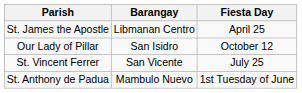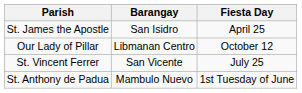(154, 29) Libmanan Centro -> (154, 29) San Isidro
(154, 46) San Isidro -> (154, 46) Libmanan Centro
